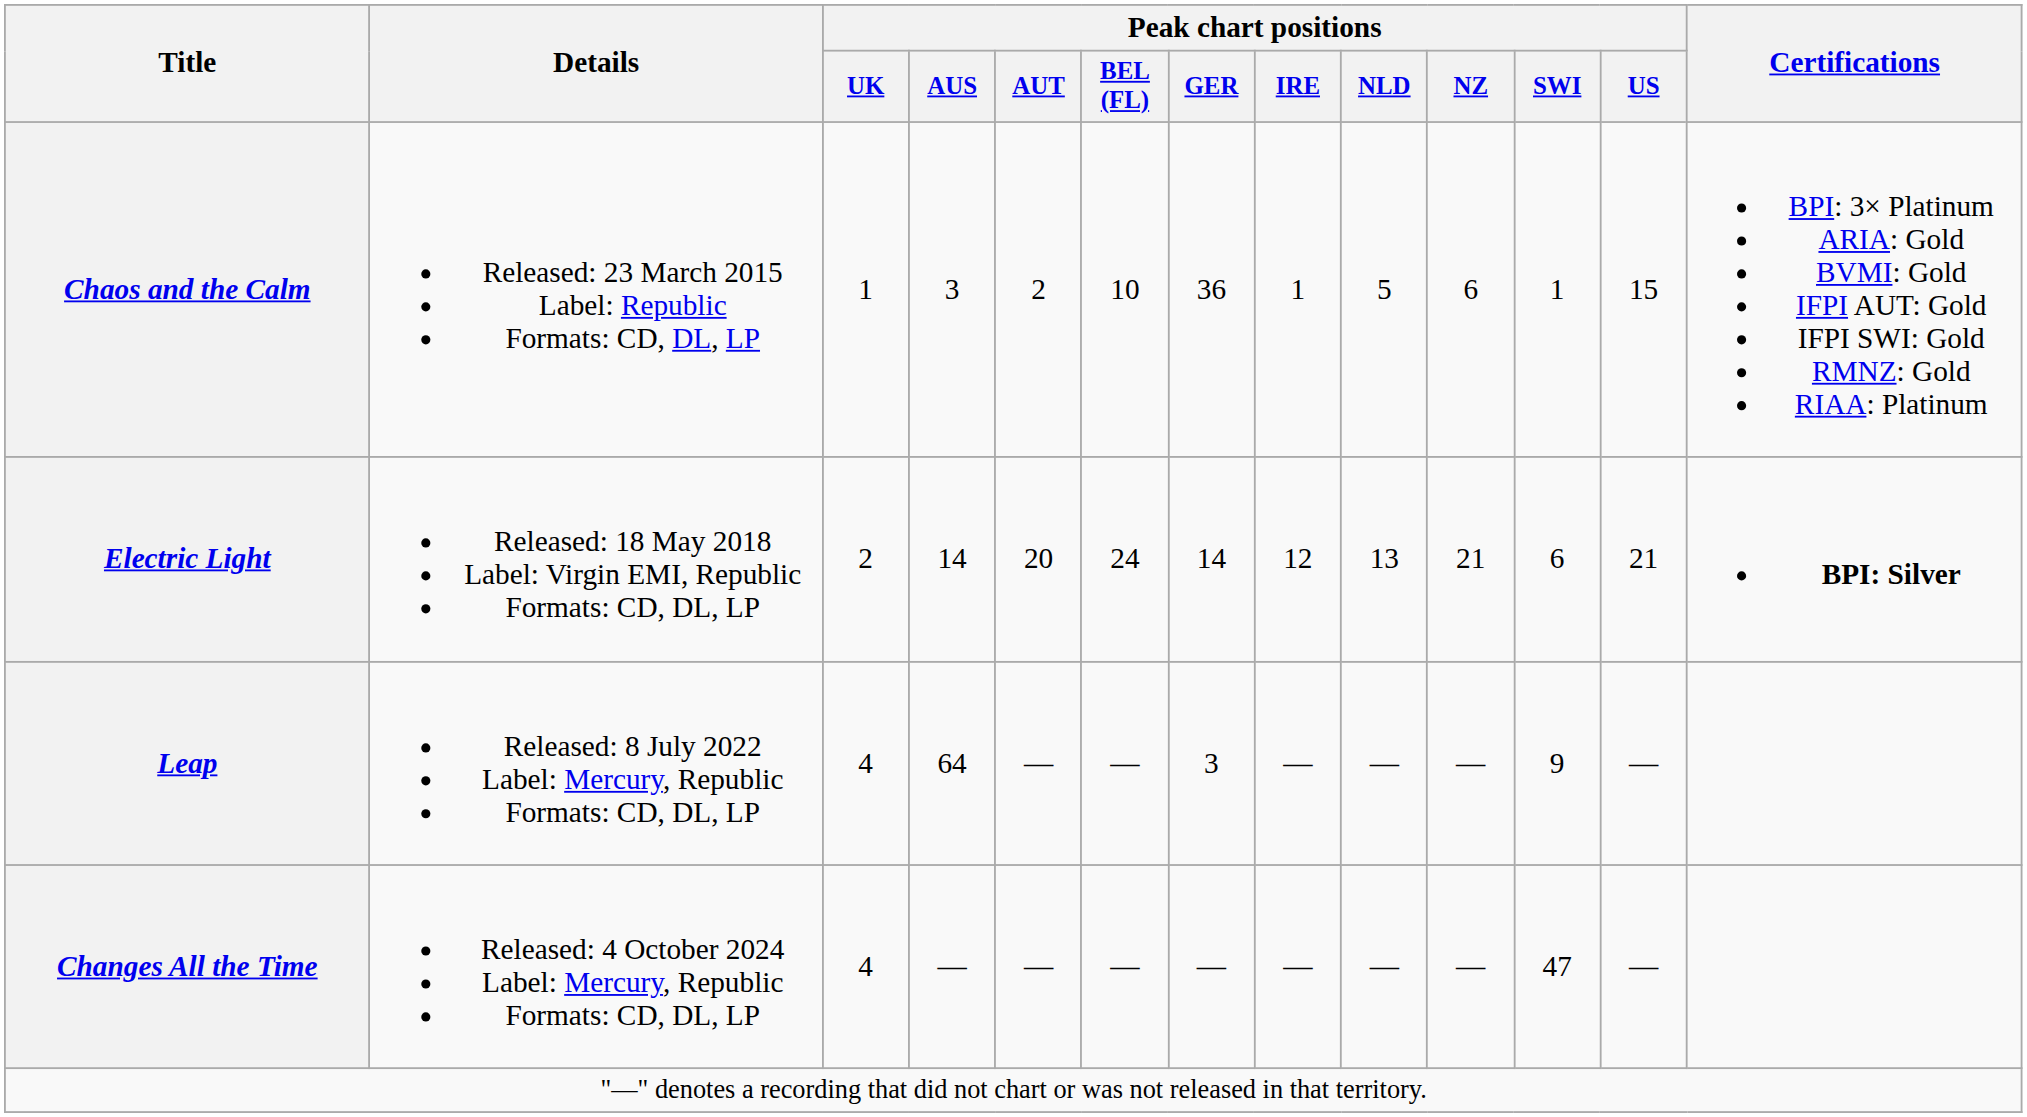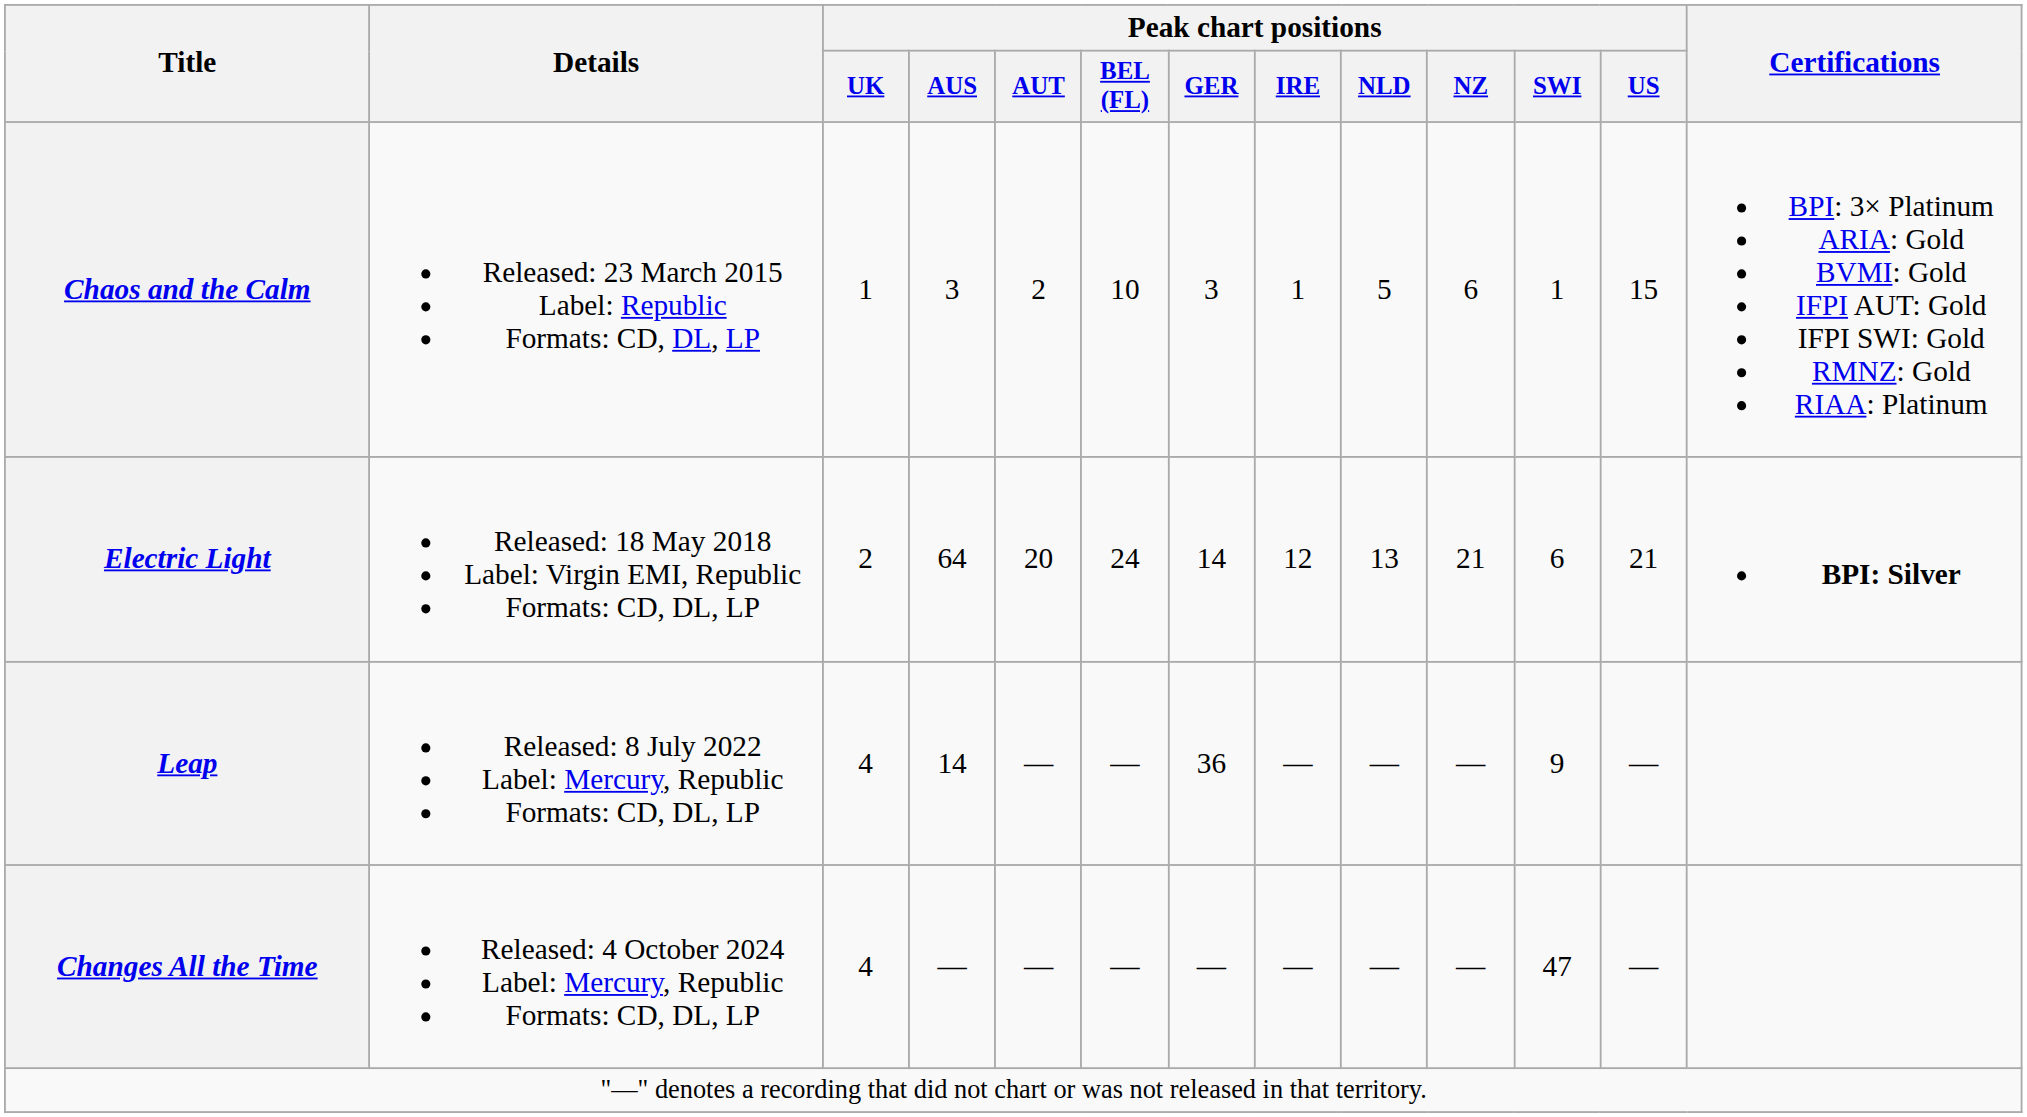(1211, 289) 36 -> (1211, 289) 3
(952, 558) 14 -> (952, 558) 64
(952, 762) 64 -> (952, 762) 14
(1211, 762) 3 -> (1211, 762) 36
